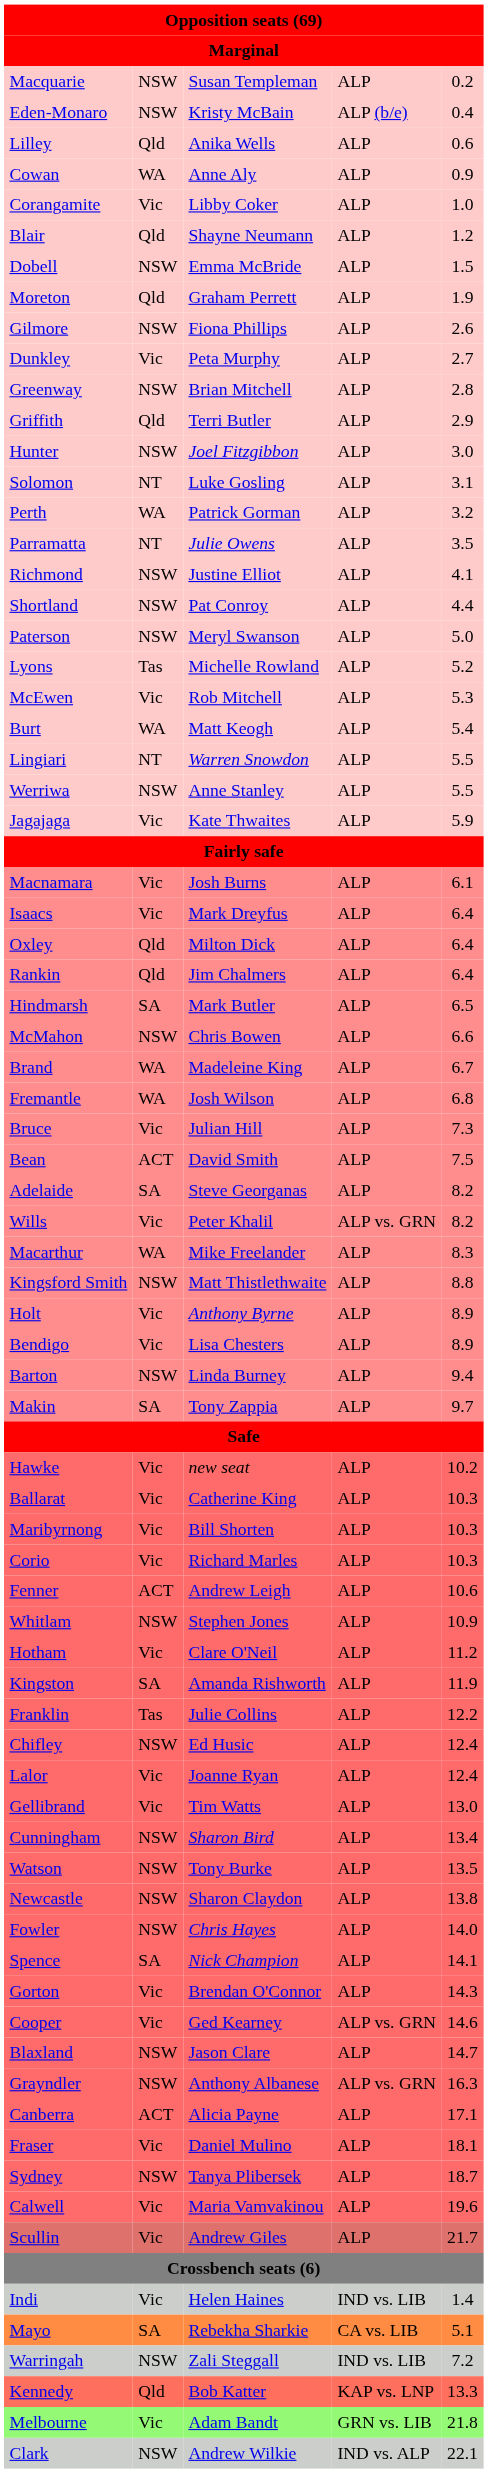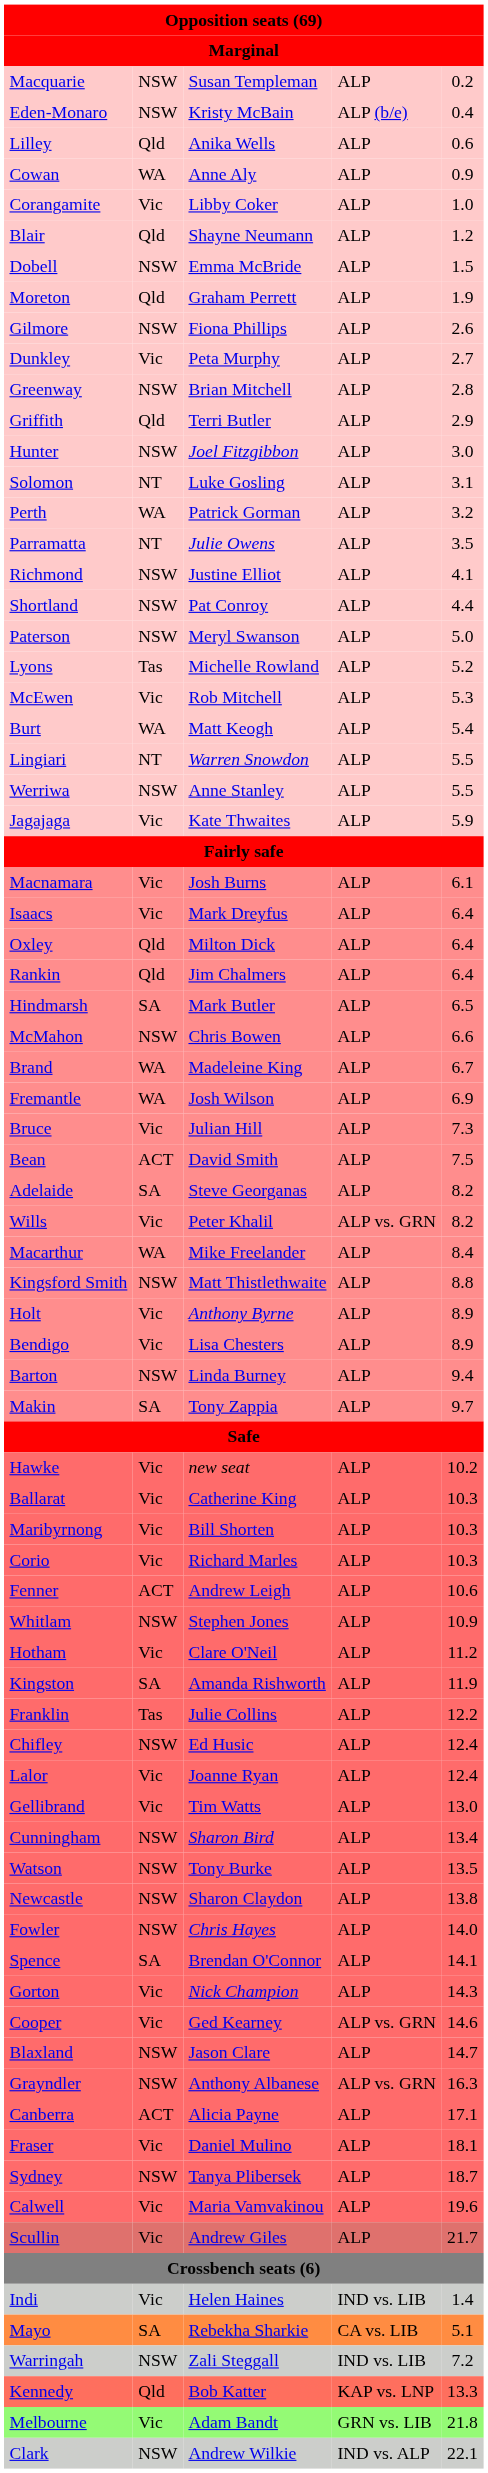(462, 1098) 6.8 -> (462, 1098) 6.9
(462, 1252) 8.3 -> (462, 1252) 8.4
(243, 1960) Nick Champion -> (255, 1960) Brendan O'Connor
(255, 1991) Brendan O'Connor -> (243, 1991) Nick Champion
